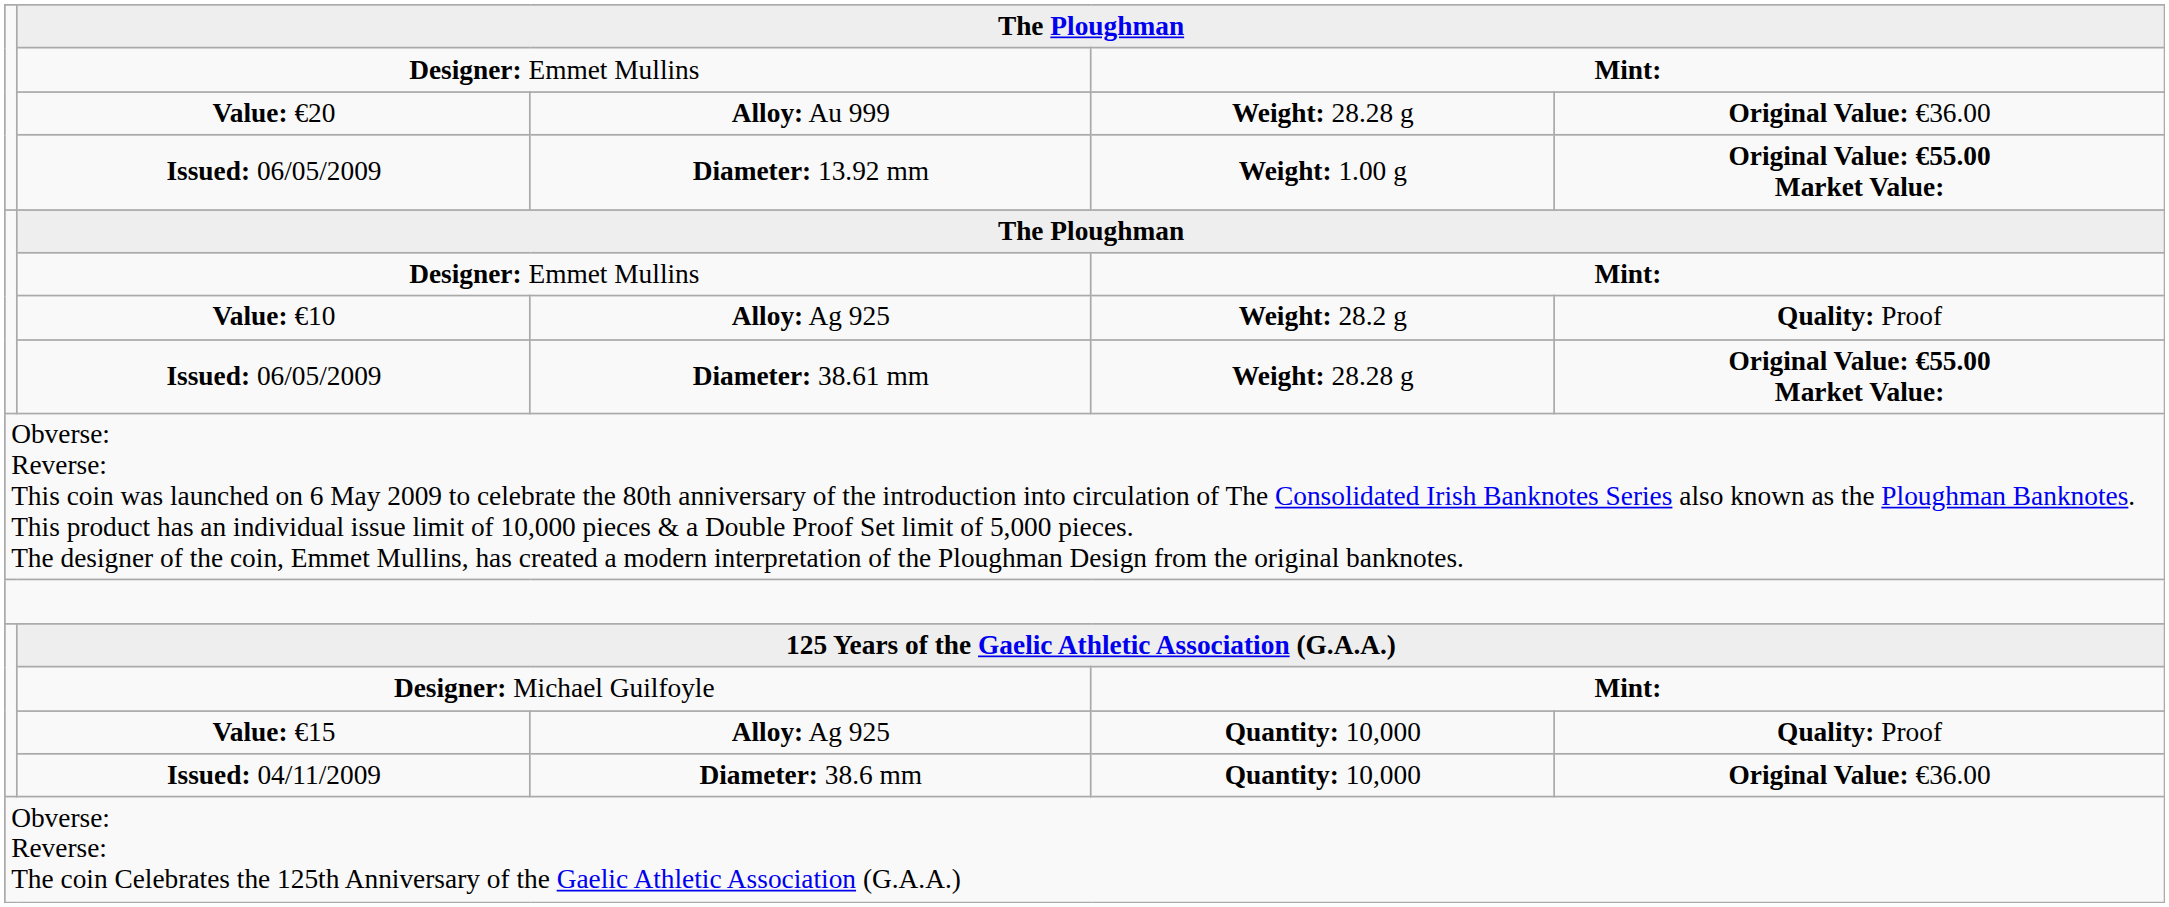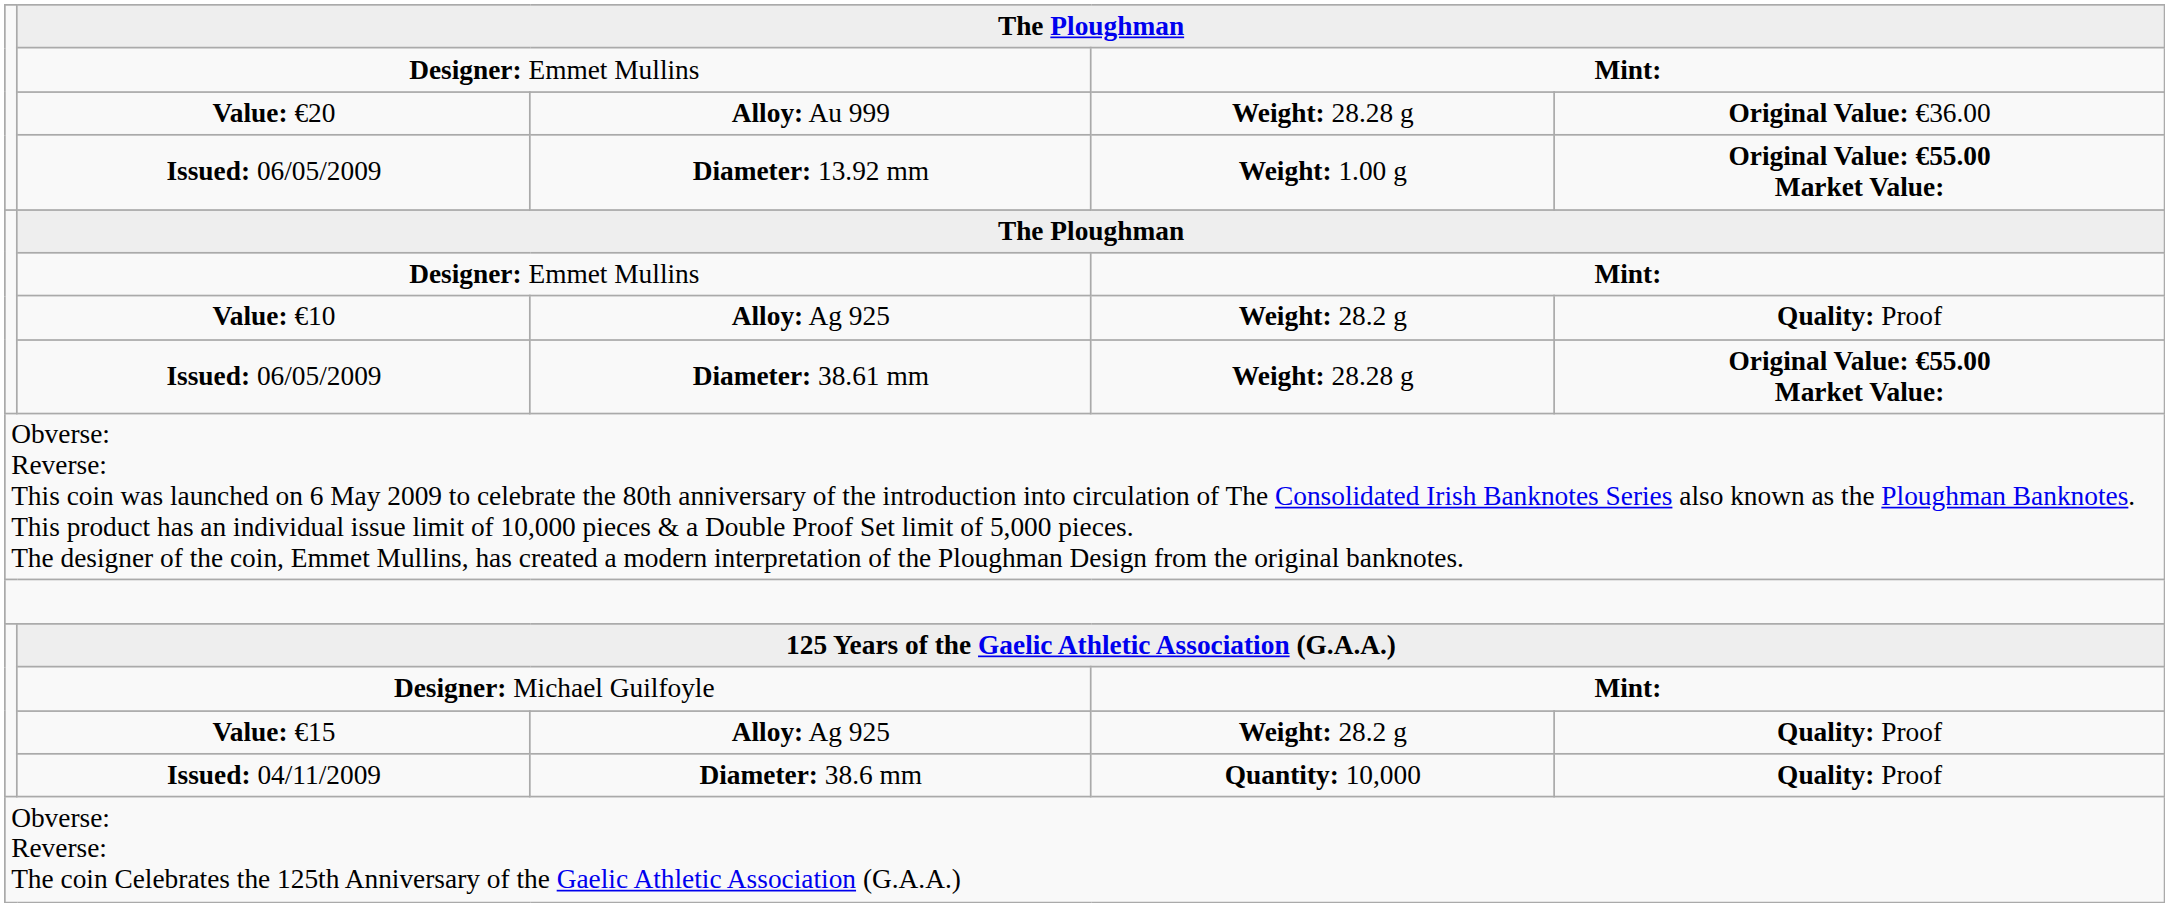(1323, 731) Quantity: 10,000 -> (1323, 731) Weight: 28.2 g
(1860, 774) Original Value: €36.00 -> (1860, 774) Quality: Proof
